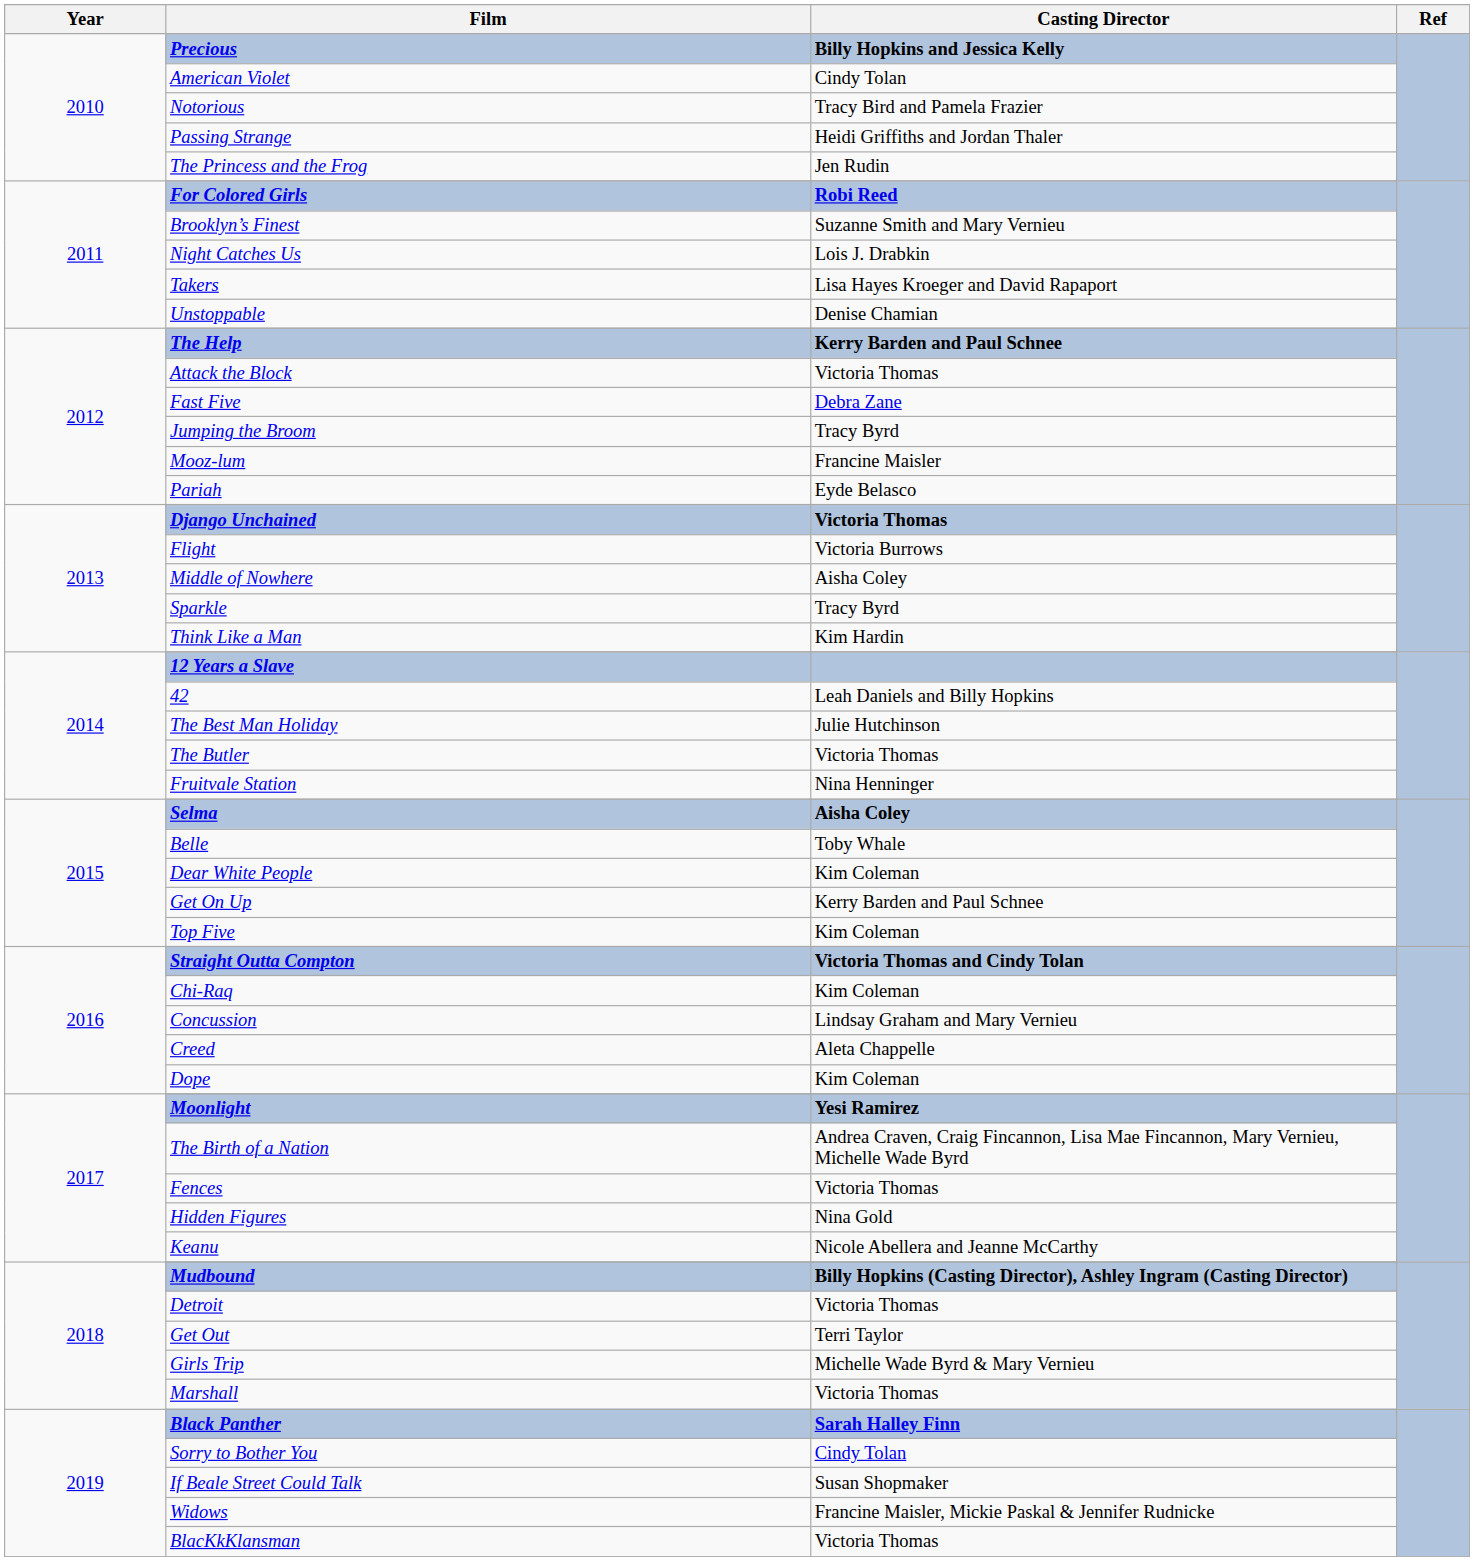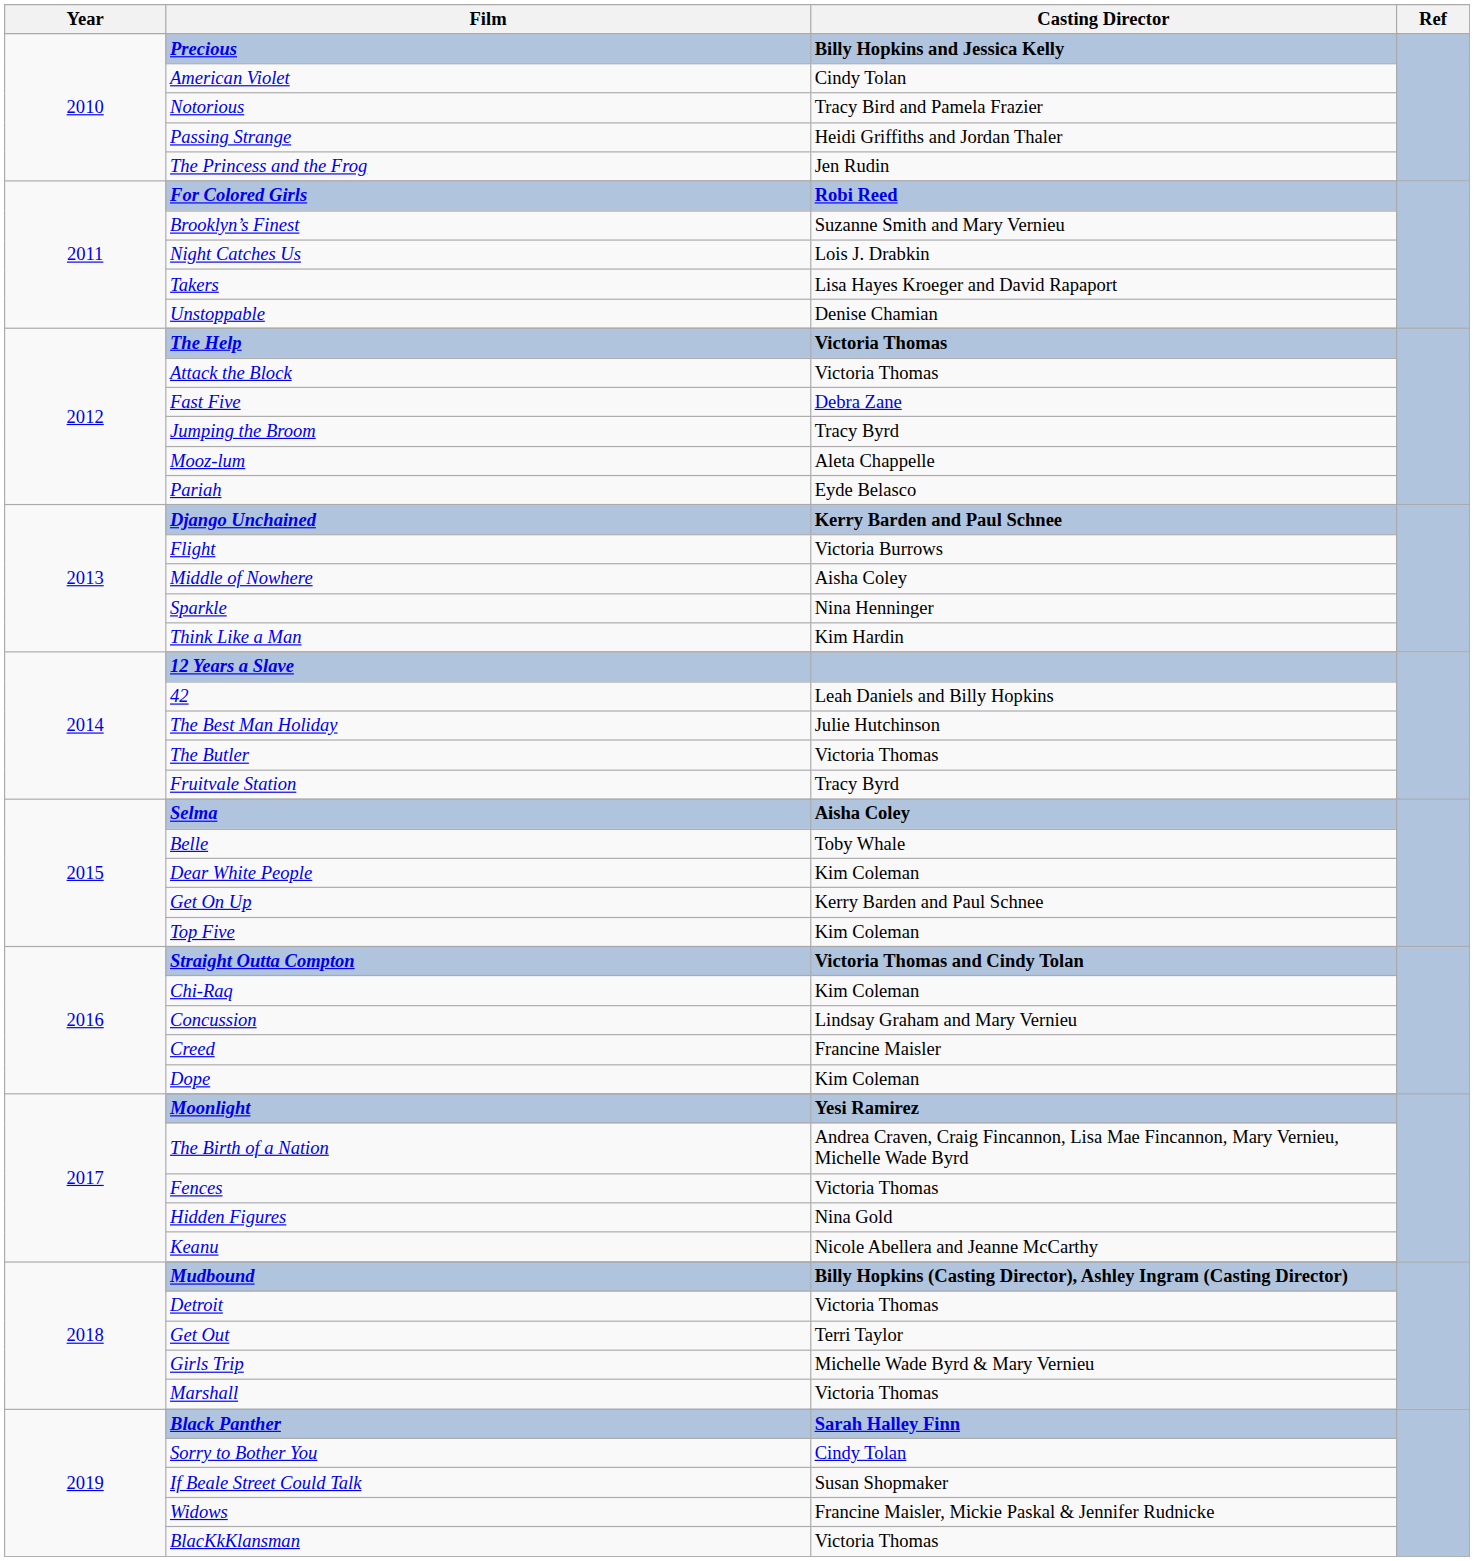(938, 343) Kerry Barden and Paul Schnee -> (881, 343) Victoria Thomas
(878, 460) Francine Maisler -> (875, 460) Aleta Chappelle
(881, 519) Victoria Thomas -> (938, 519) Kerry Barden and Paul Schnee
(857, 607) Tracy Byrd -> (874, 607) Nina Henninger
(874, 784) Nina Henninger -> (857, 784) Tracy Byrd
(875, 1049) Aleta Chappelle -> (878, 1049) Francine Maisler
